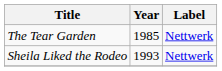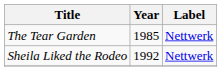(146, 55) 1993 -> (146, 55) 1992
